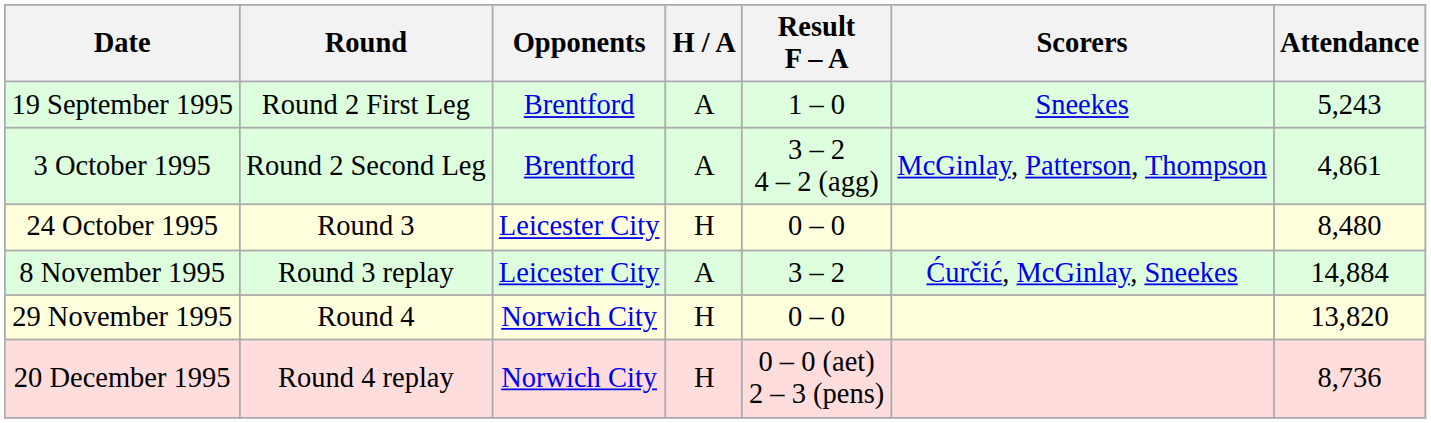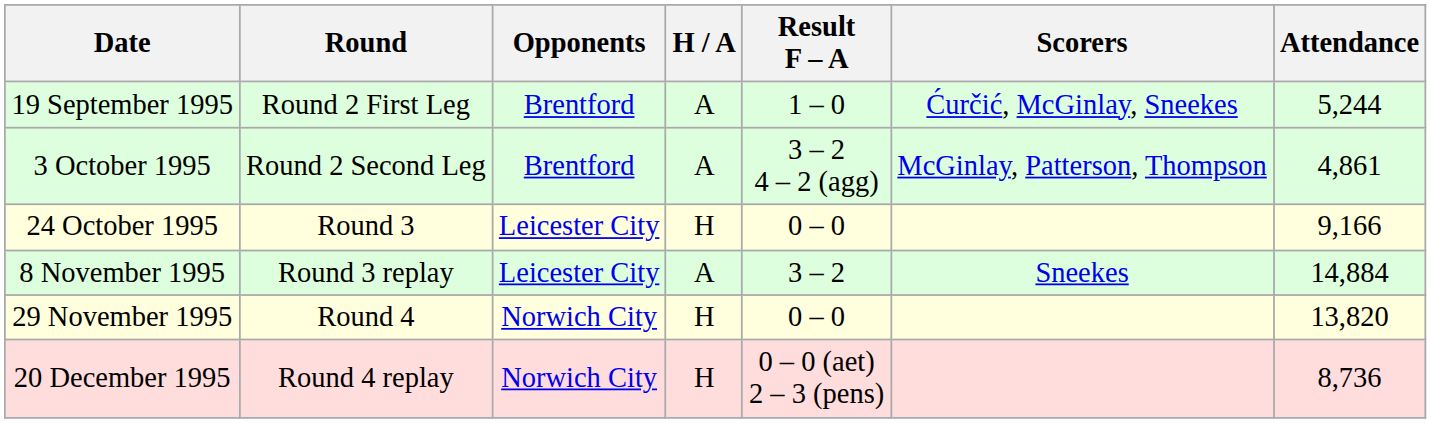(1082, 104) Sneekes -> (1082, 104) Ćurčić, McGinlay, Sneekes
(1350, 104) 5,243 -> (1350, 104) 5,244
(1350, 226) 8,480 -> (1350, 226) 9,166
(1082, 271) Ćurčić, McGinlay, Sneekes -> (1082, 271) Sneekes
